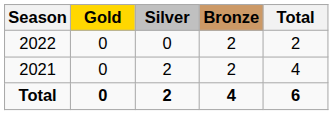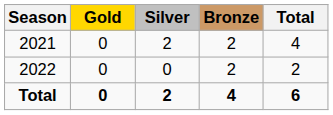rows swapped: (38, 69) <-> (38, 43)
